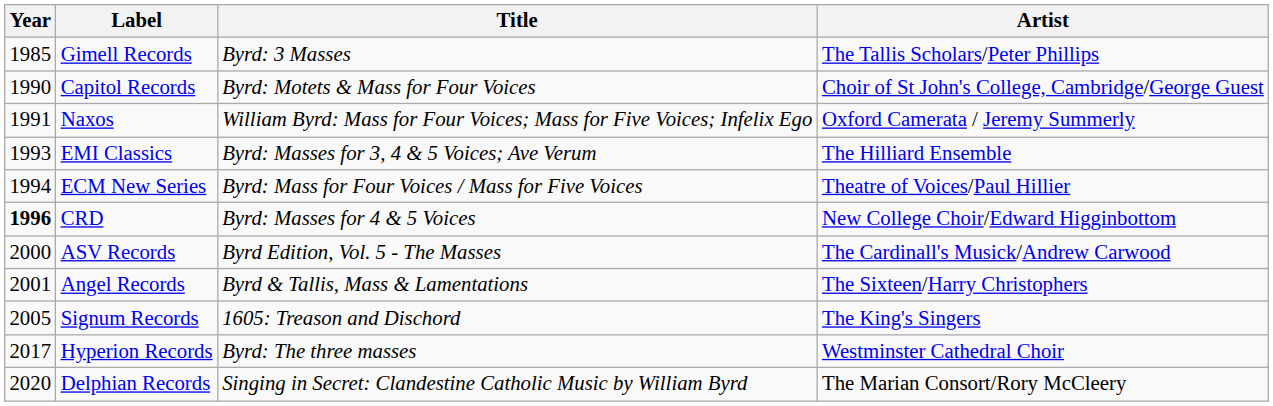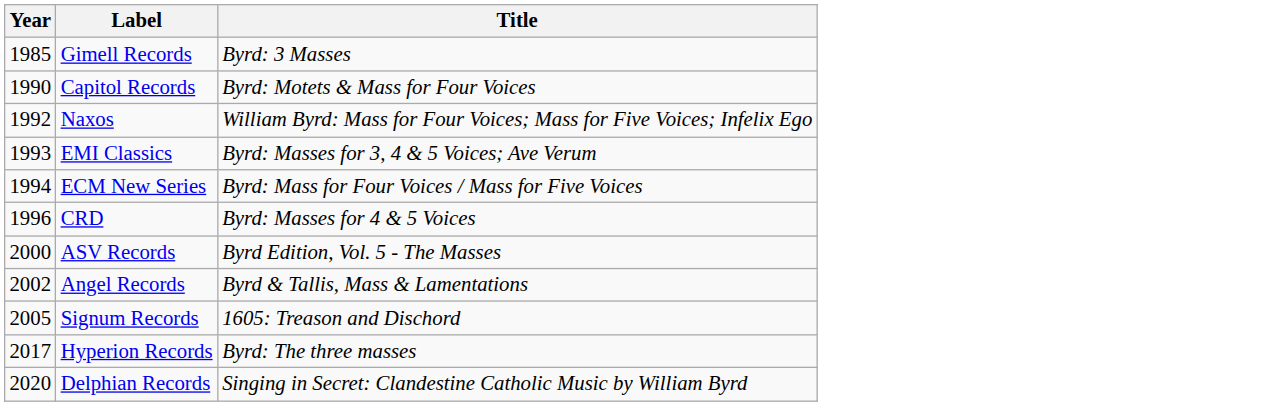- column: (1043, 20)
(30, 119) 1991 -> (30, 119) 1992
(30, 218) bold -> (30, 218) normal
(30, 284) 2001 -> (30, 284) 2002
